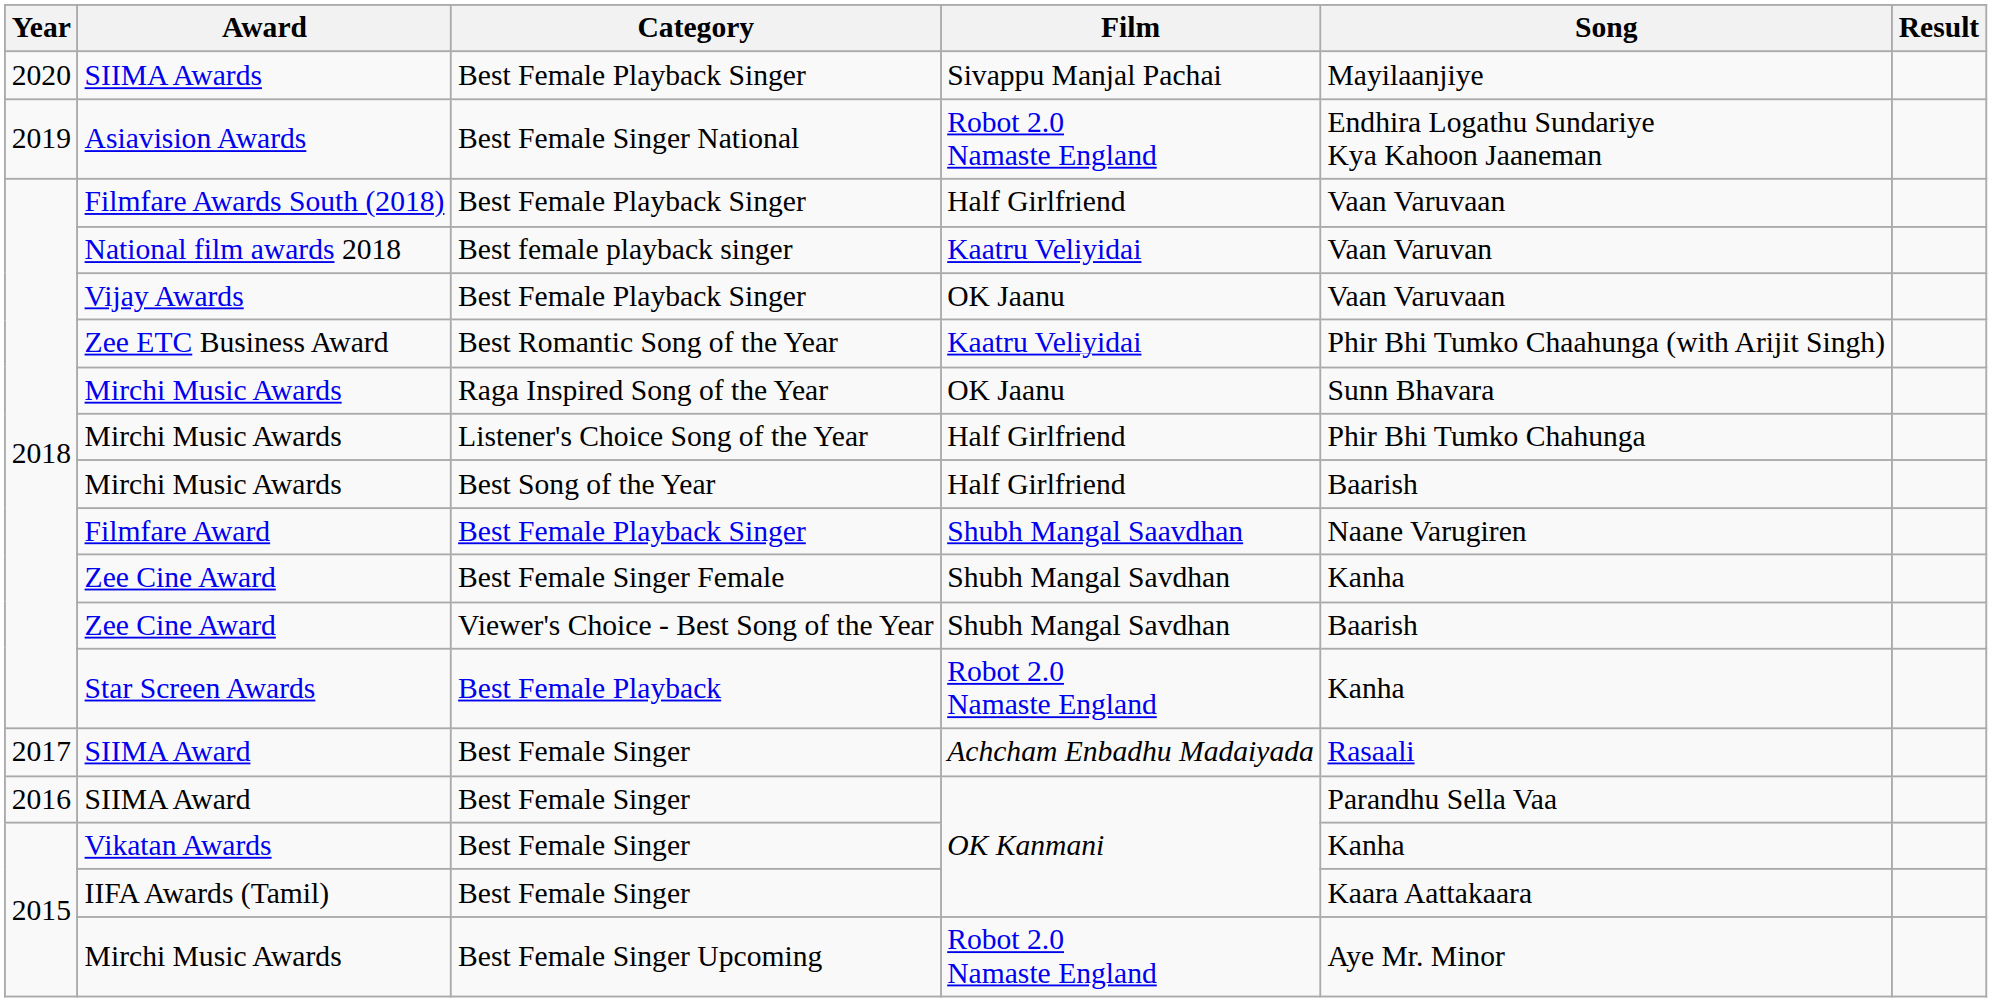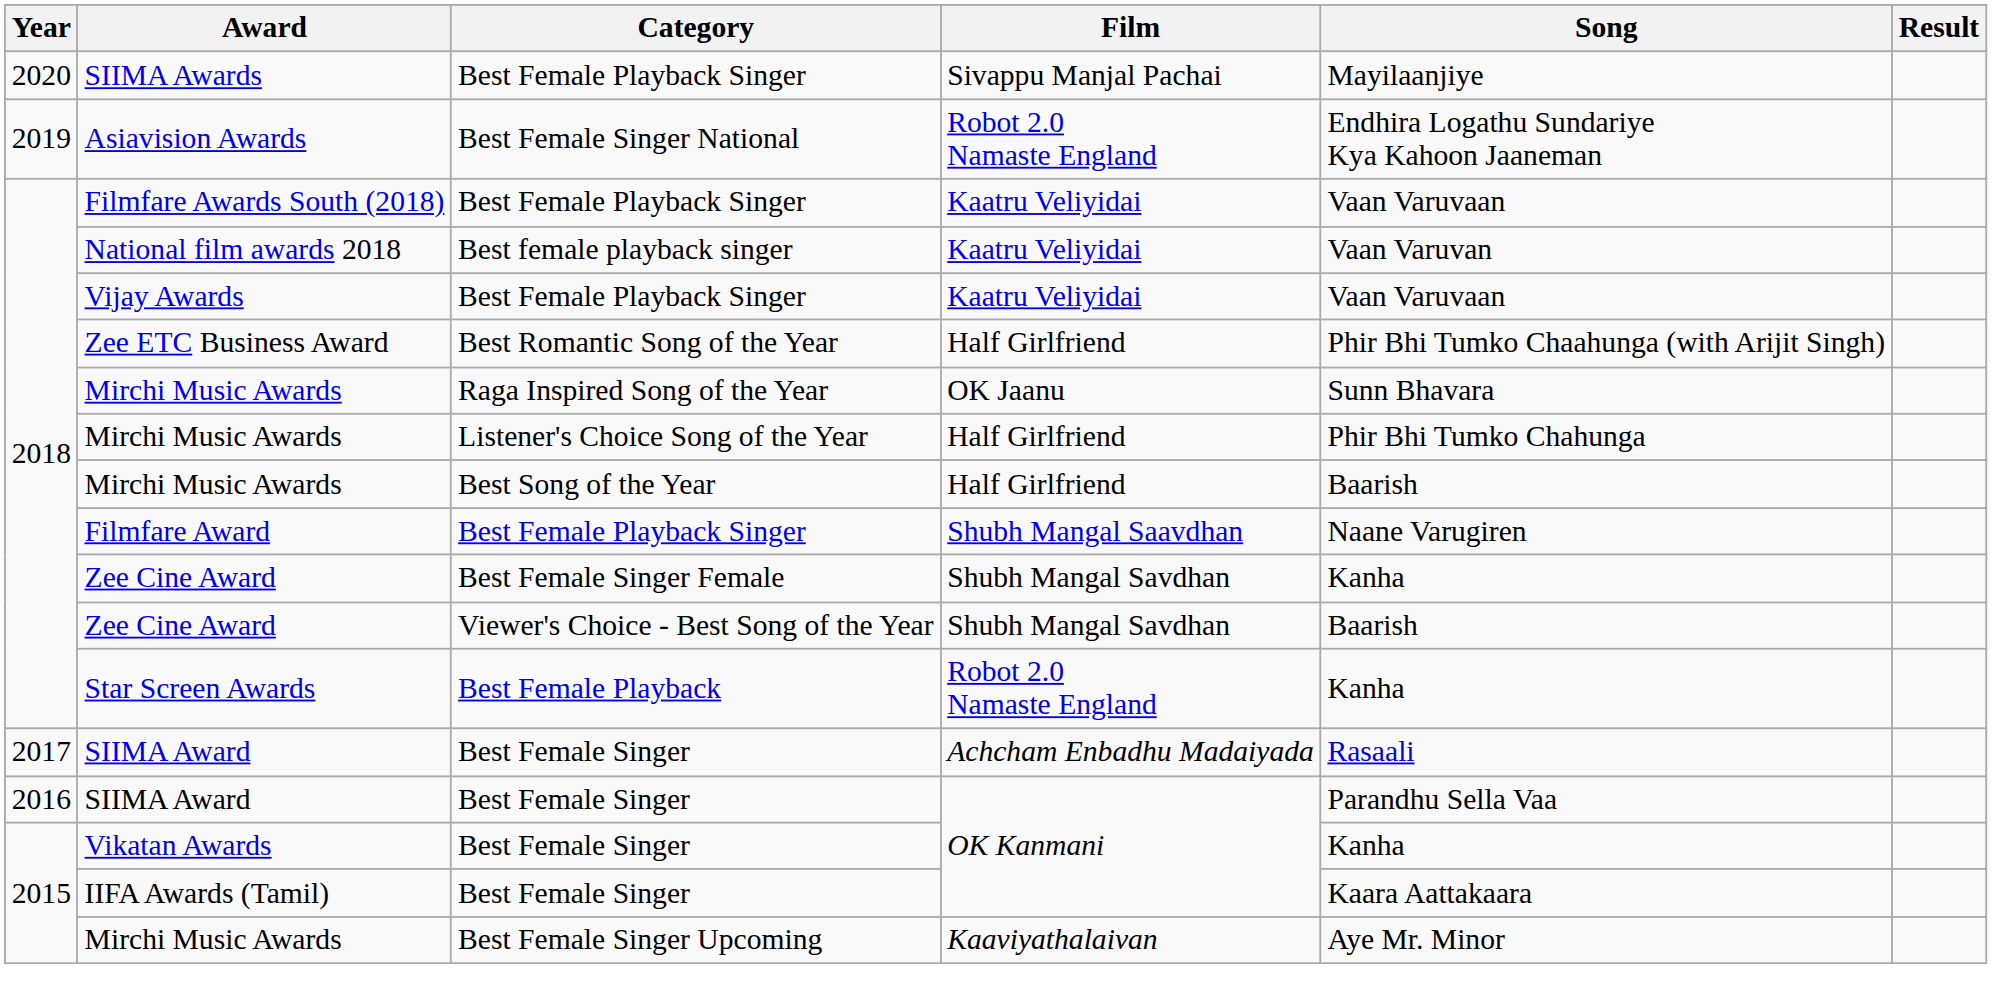(1036, 202) Half Girlfriend -> (1044, 202) Kaatru Veliyidai
(1006, 295) OK Jaanu -> (1044, 295) Kaatru Veliyidai
(1044, 342) Kaatru Veliyidai -> (1036, 342) Half Girlfriend
(1052, 956) Robot 2.0 Namaste England -> (1052, 939) Kaaviyathalaivan
